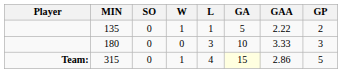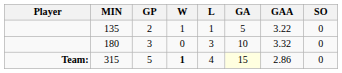columns swapped: (320, 12) <-> (149, 12)
(282, 28) 2.22 -> (282, 28) 3.22
(282, 44) 3.33 -> (282, 44) 3.32
(182, 60) normal -> (182, 60) bold
